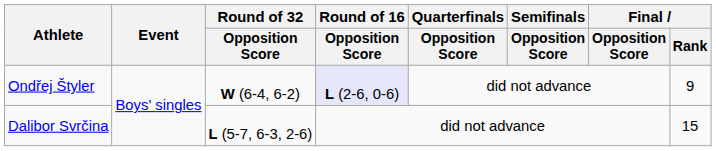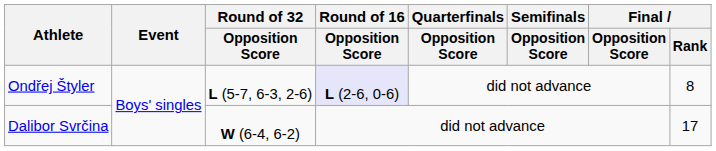(260, 94) W (6-4, 6-2) -> (260, 94) L (5-7, 6-3, 2-6)
(690, 86) 9 -> (690, 86) 8
(260, 134) L (5-7, 6-3, 2-6) -> (260, 134) W (6-4, 6-2)
(690, 126) 15 -> (690, 126) 17
